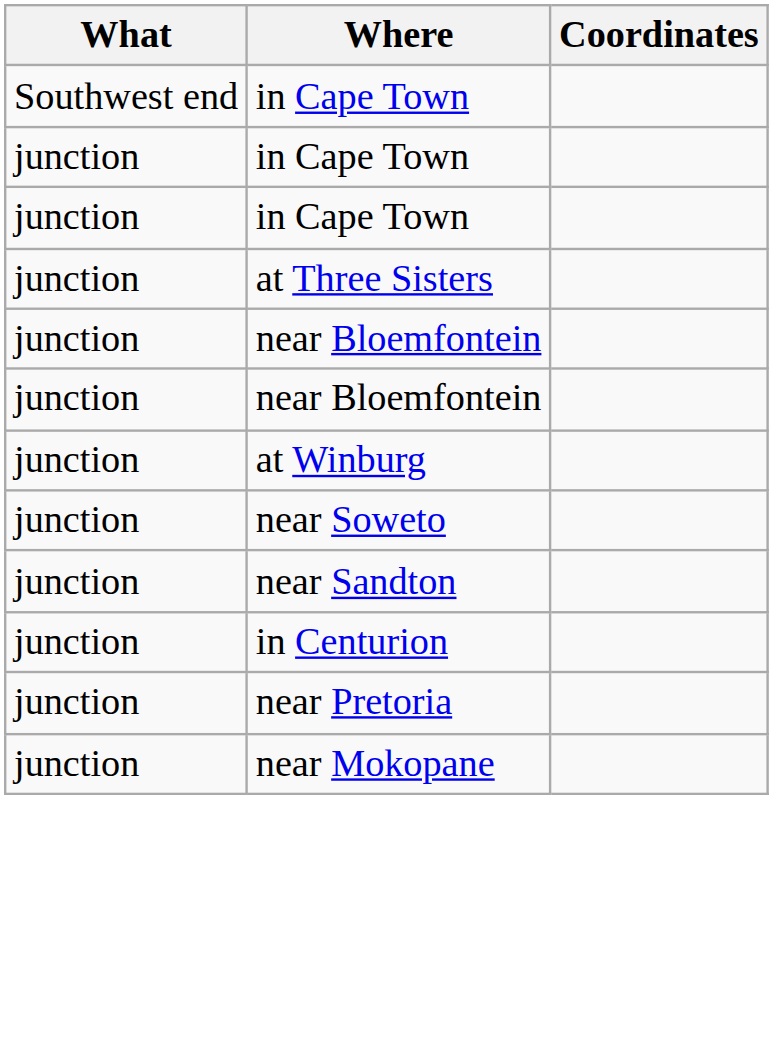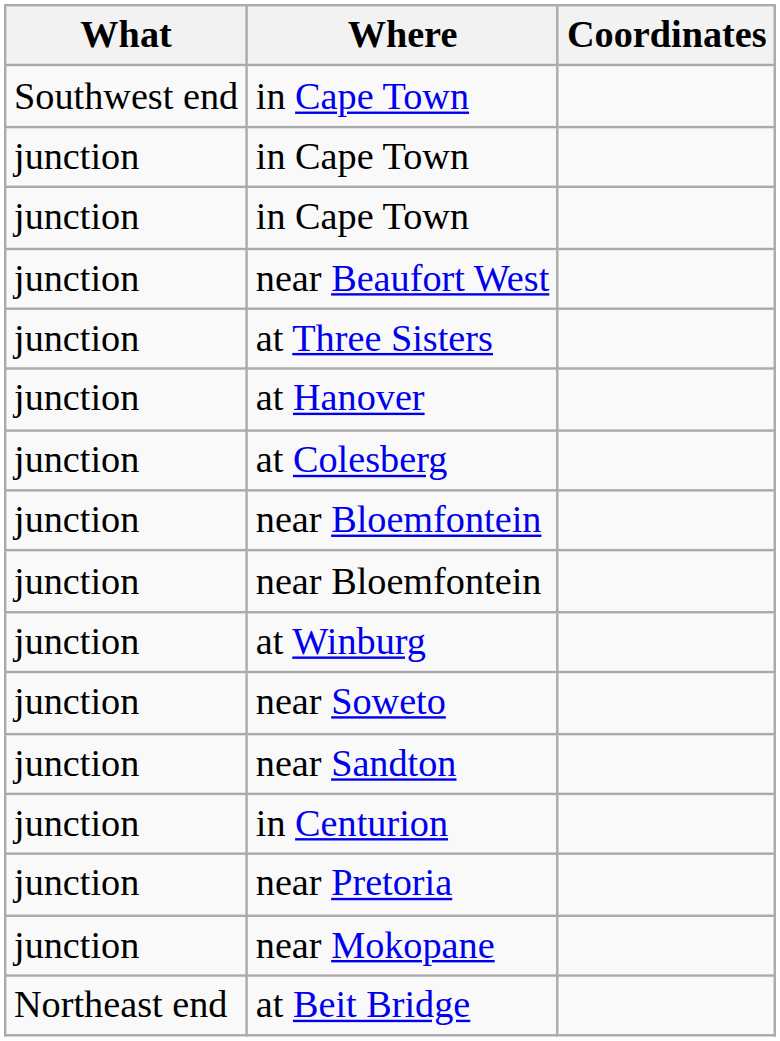+ row: (77, 277)
+ row: (77, 398)
+ row: (77, 459)
+ row: (121, 1005)
